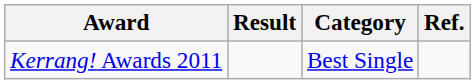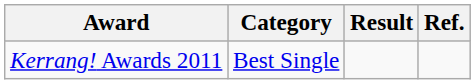columns swapped: (360, 22) <-> (265, 22)
